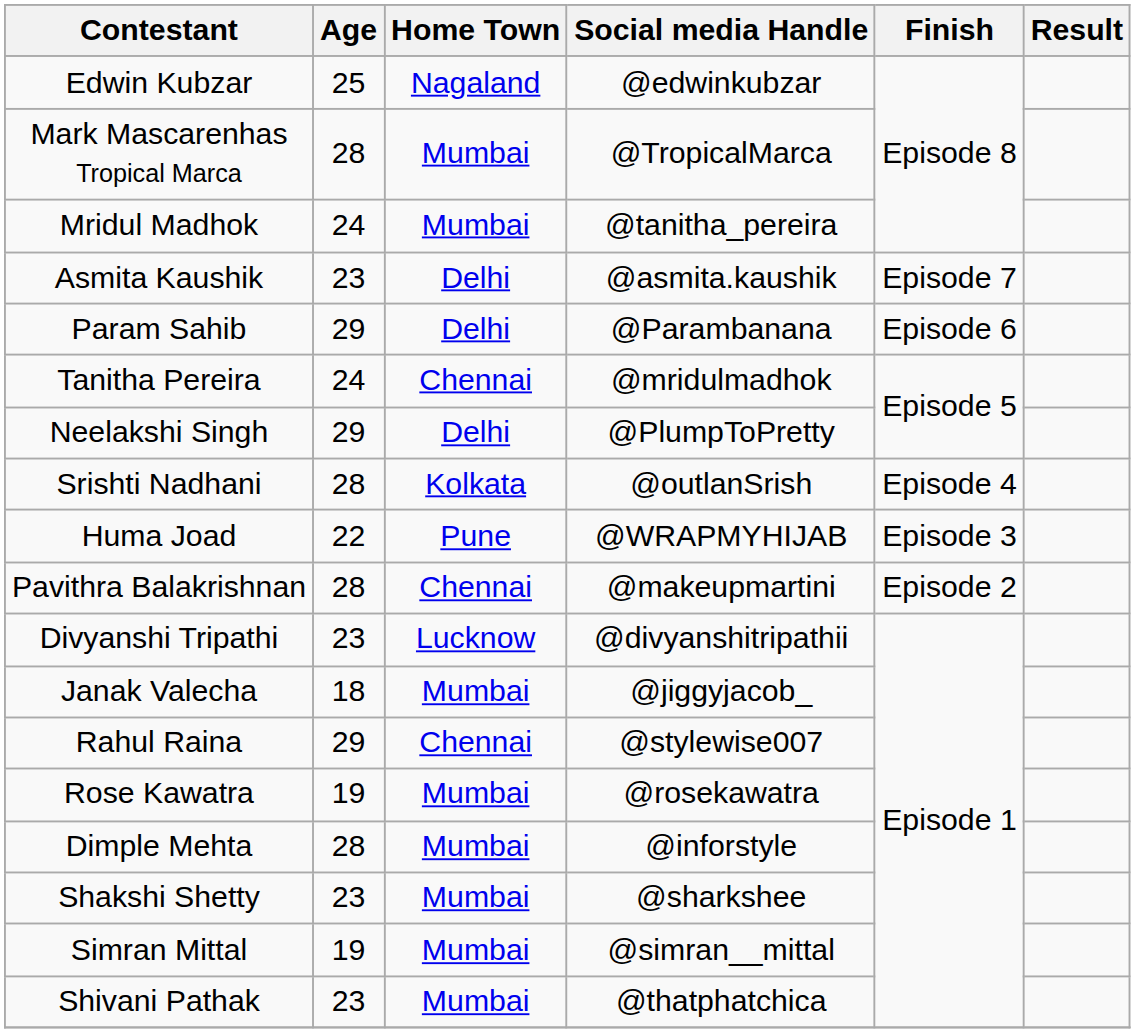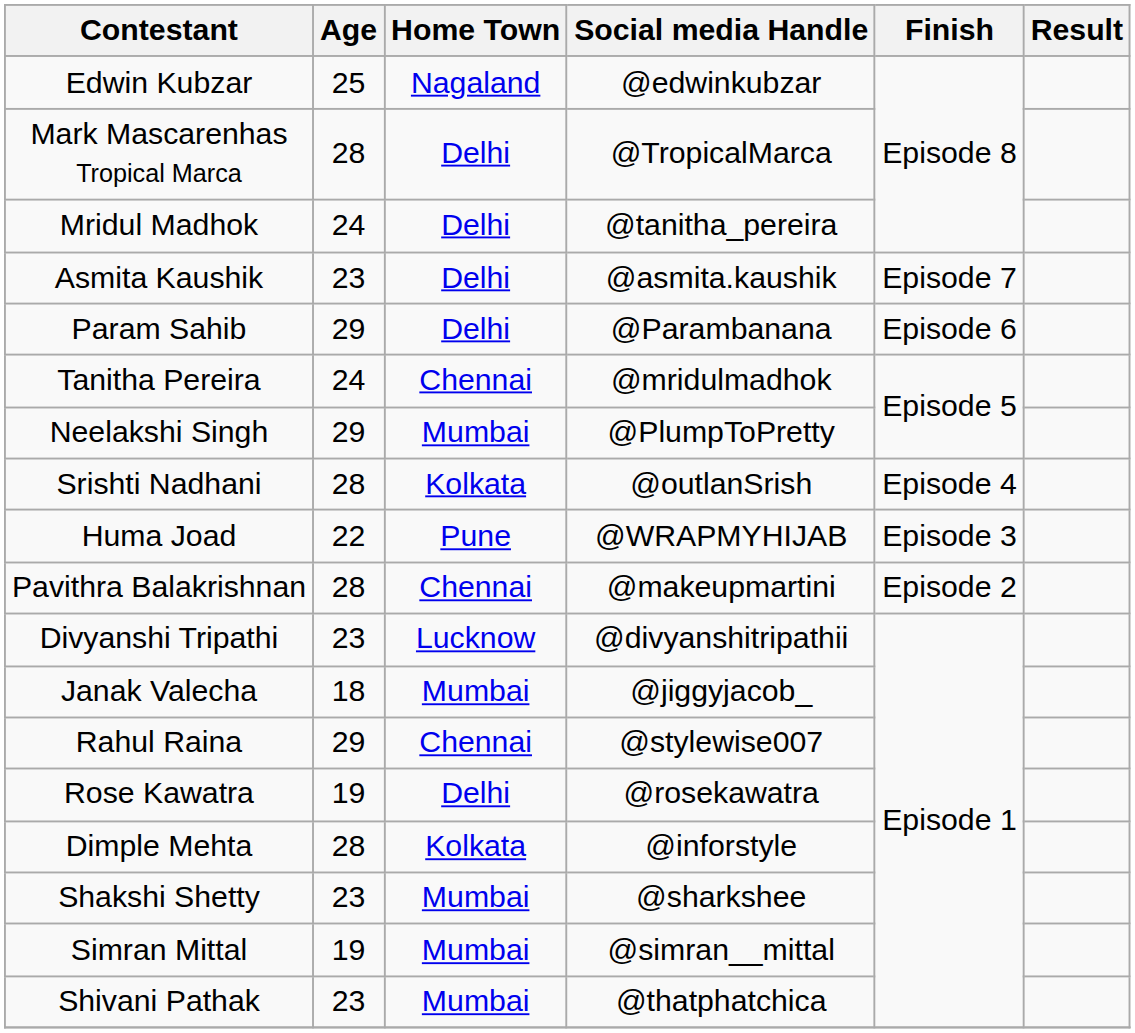(476, 153) Mumbai -> (476, 153) Delhi
(476, 225) Mumbai -> (476, 225) Delhi
(476, 432) Delhi -> (476, 432) Mumbai
(476, 794) Mumbai -> (476, 794) Delhi
(476, 846) Mumbai -> (476, 846) Kolkata
